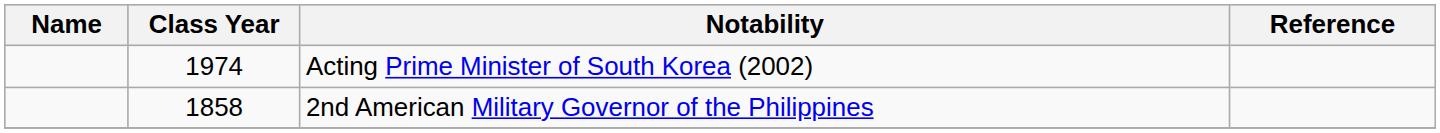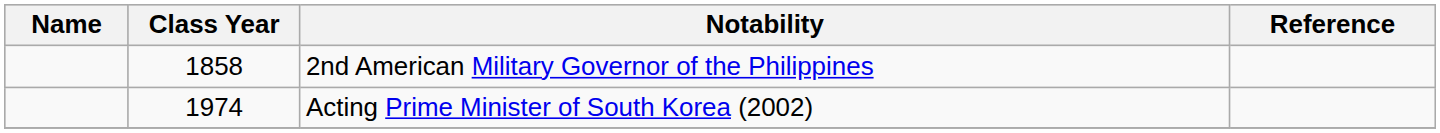rows swapped: (560, 66) <-> (590, 107)
